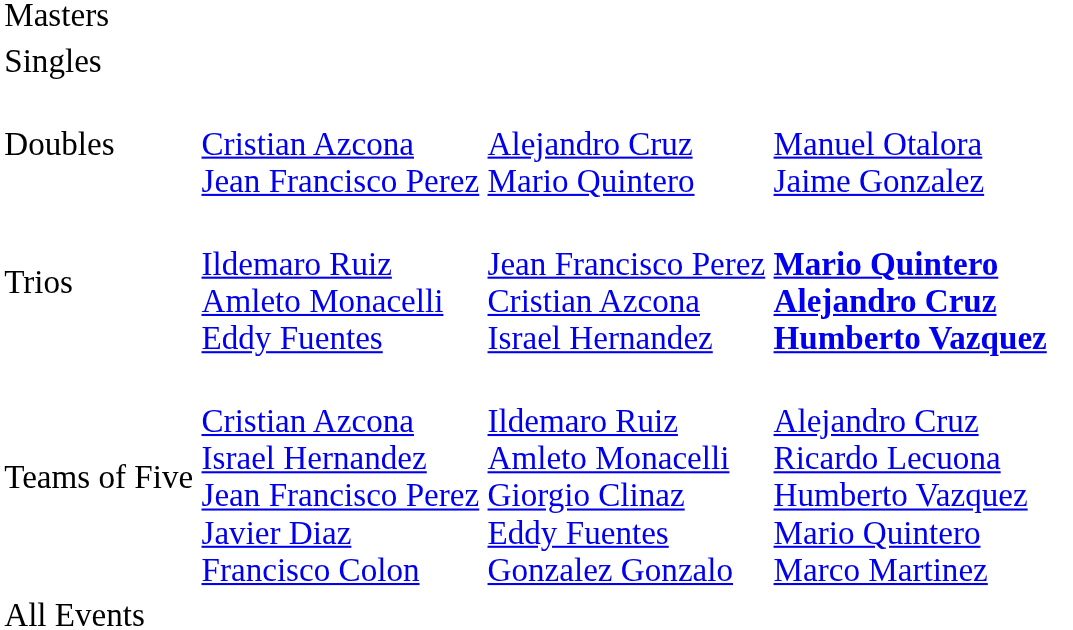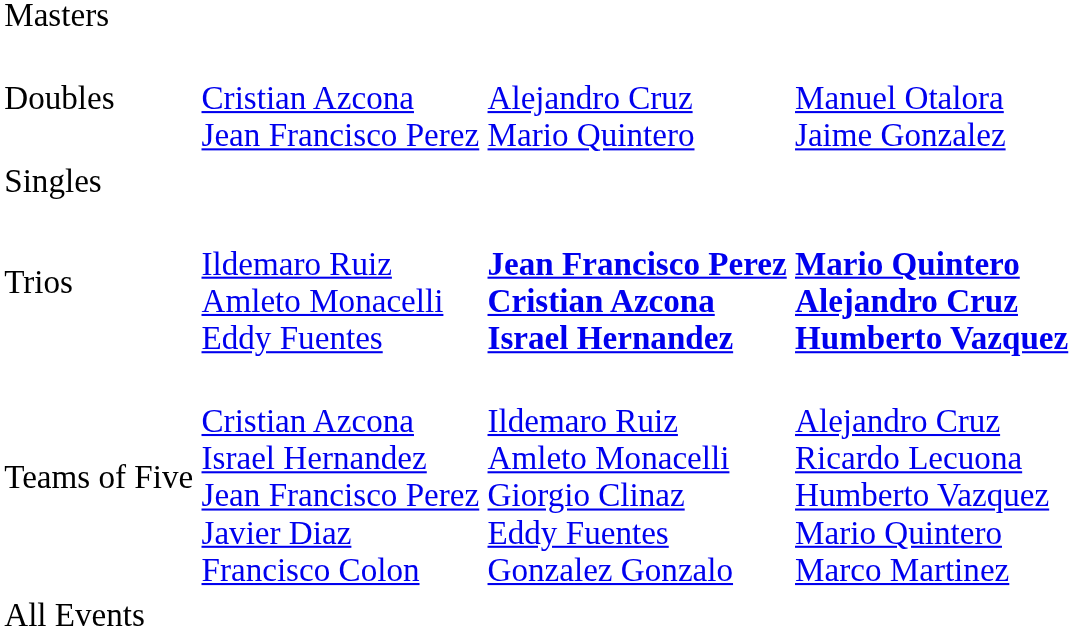rows swapped: (53, 60) <-> (59, 143)
(626, 300) normal -> (637, 300) bold
